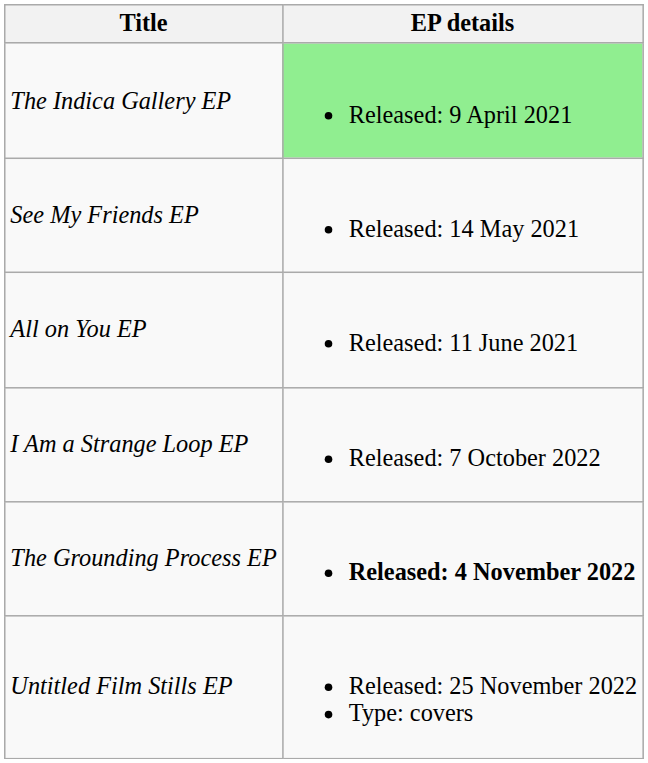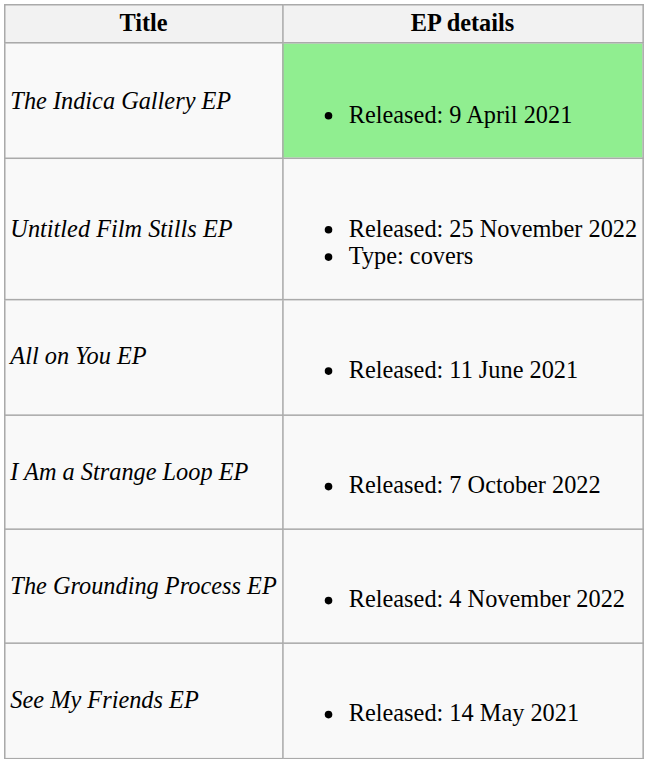rows swapped: (105, 214) <-> (121, 686)
(463, 573) bold -> (463, 600) normal
